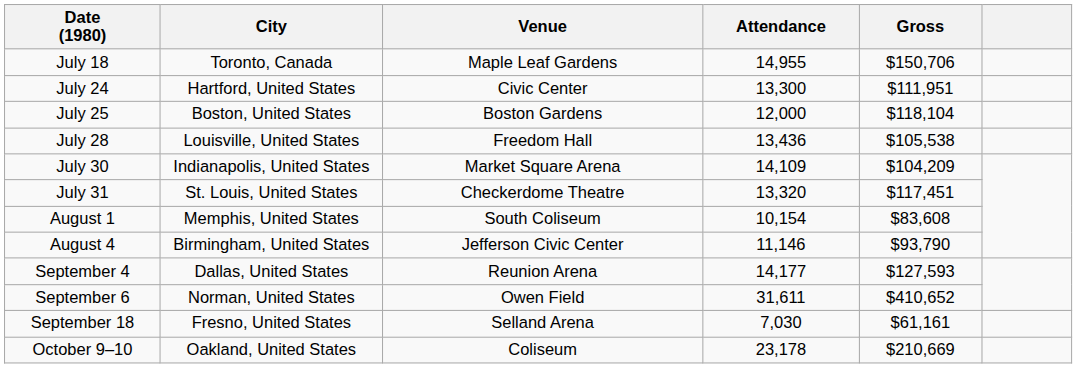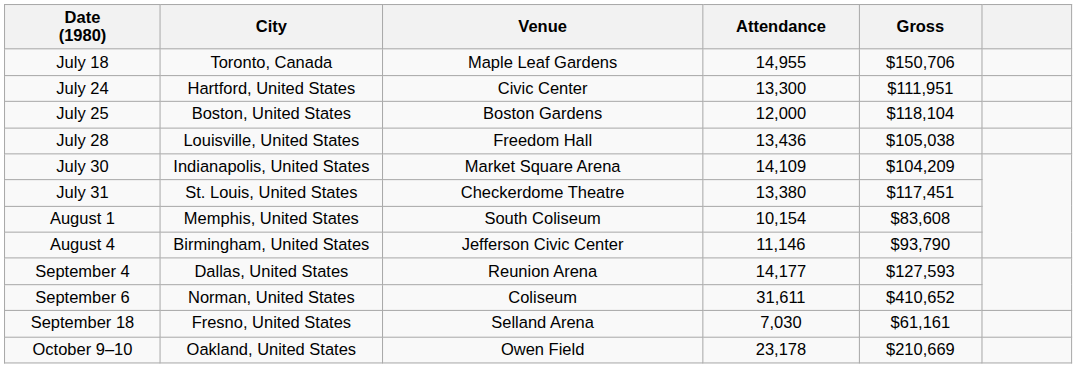(920, 140) $105,538 -> (920, 140) $105,038
(781, 192) 13,320 -> (781, 192) 13,380
(543, 297) Owen Field -> (543, 297) Coliseum
(543, 349) Coliseum -> (543, 349) Owen Field
